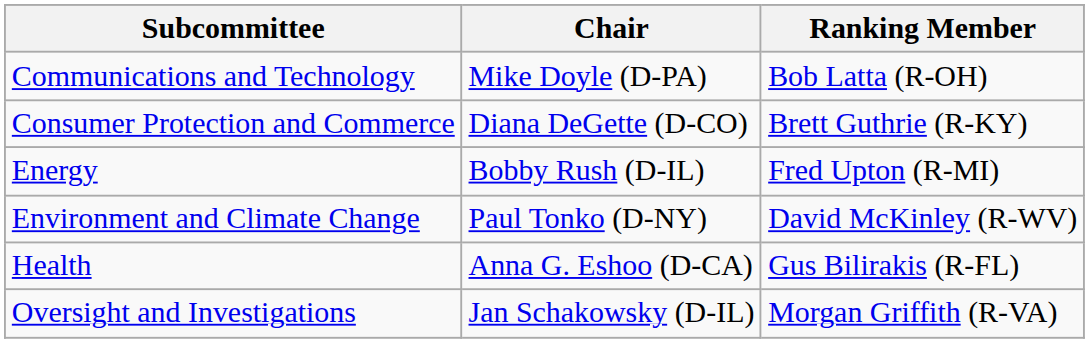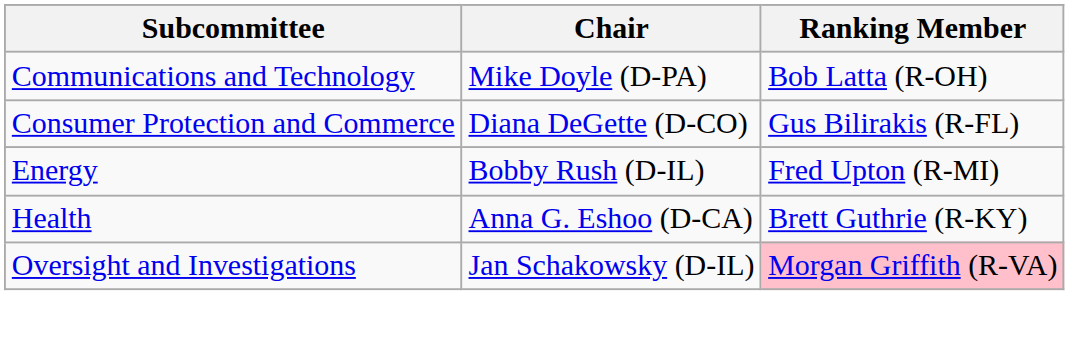(898, 123) Brett Guthrie (R-KY) -> (894, 123) Gus Bilirakis (R-FL)
- row: (216, 218)
(894, 265) Gus Bilirakis (R-FL) -> (898, 218) Brett Guthrie (R-KY)
(913, 312) no background -> (913, 265) pink background
